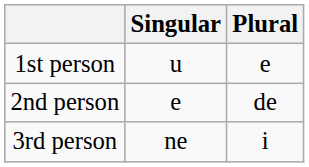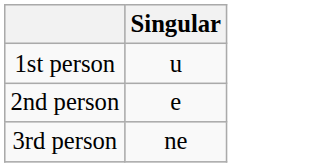- column: (265, 24)
